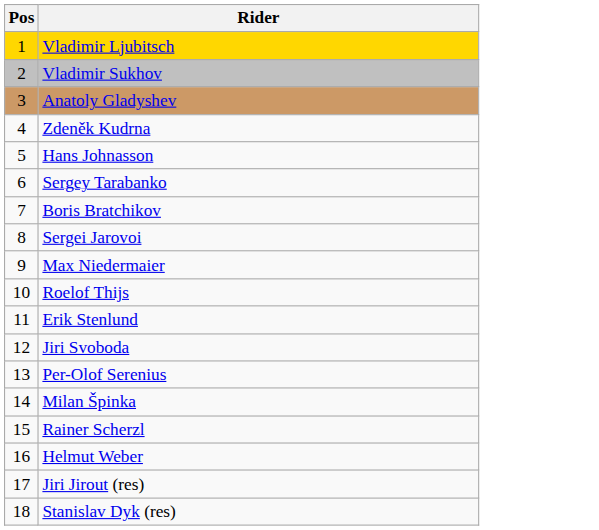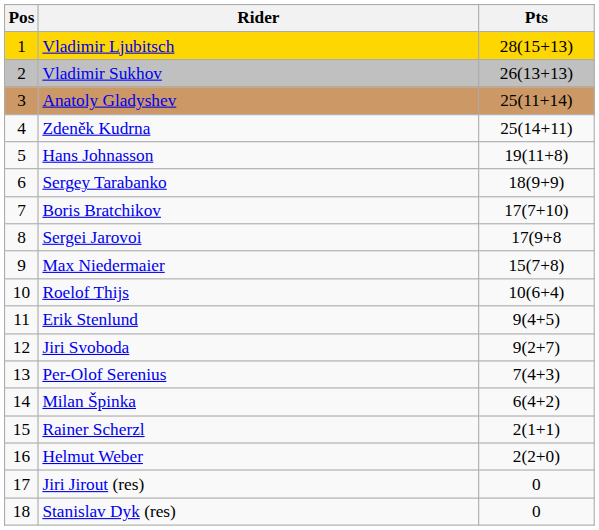+ column: (536, 18)
